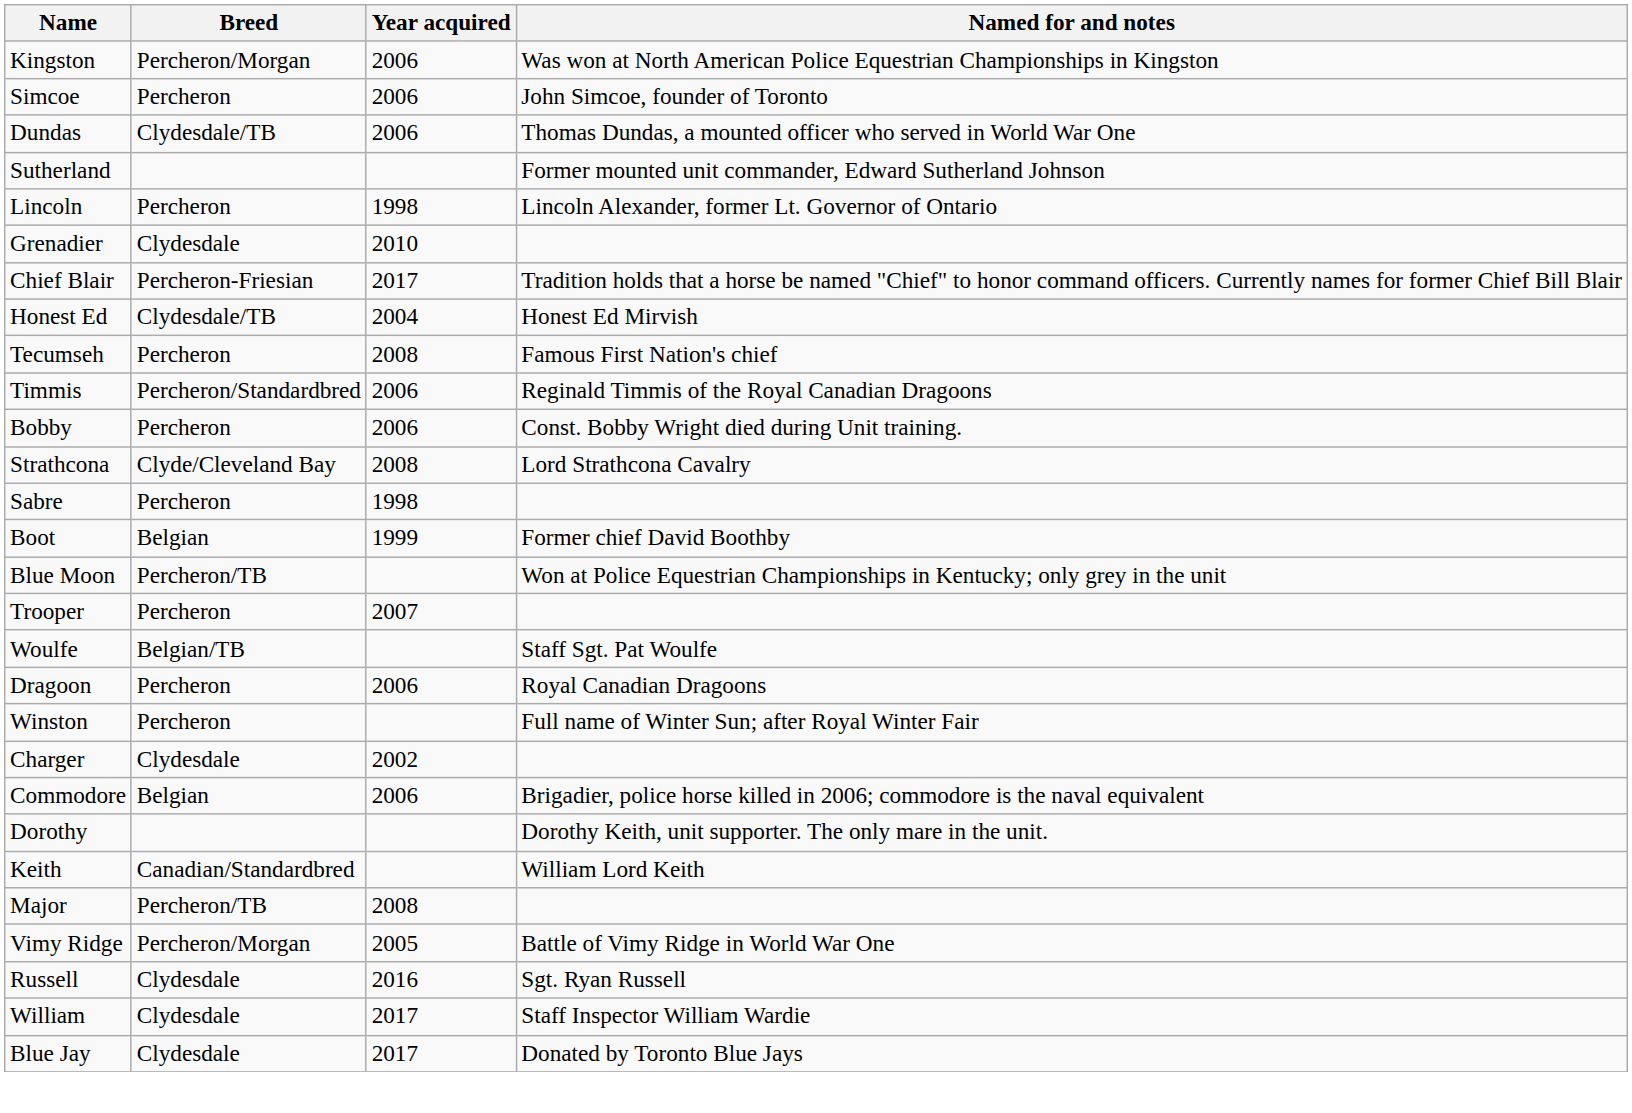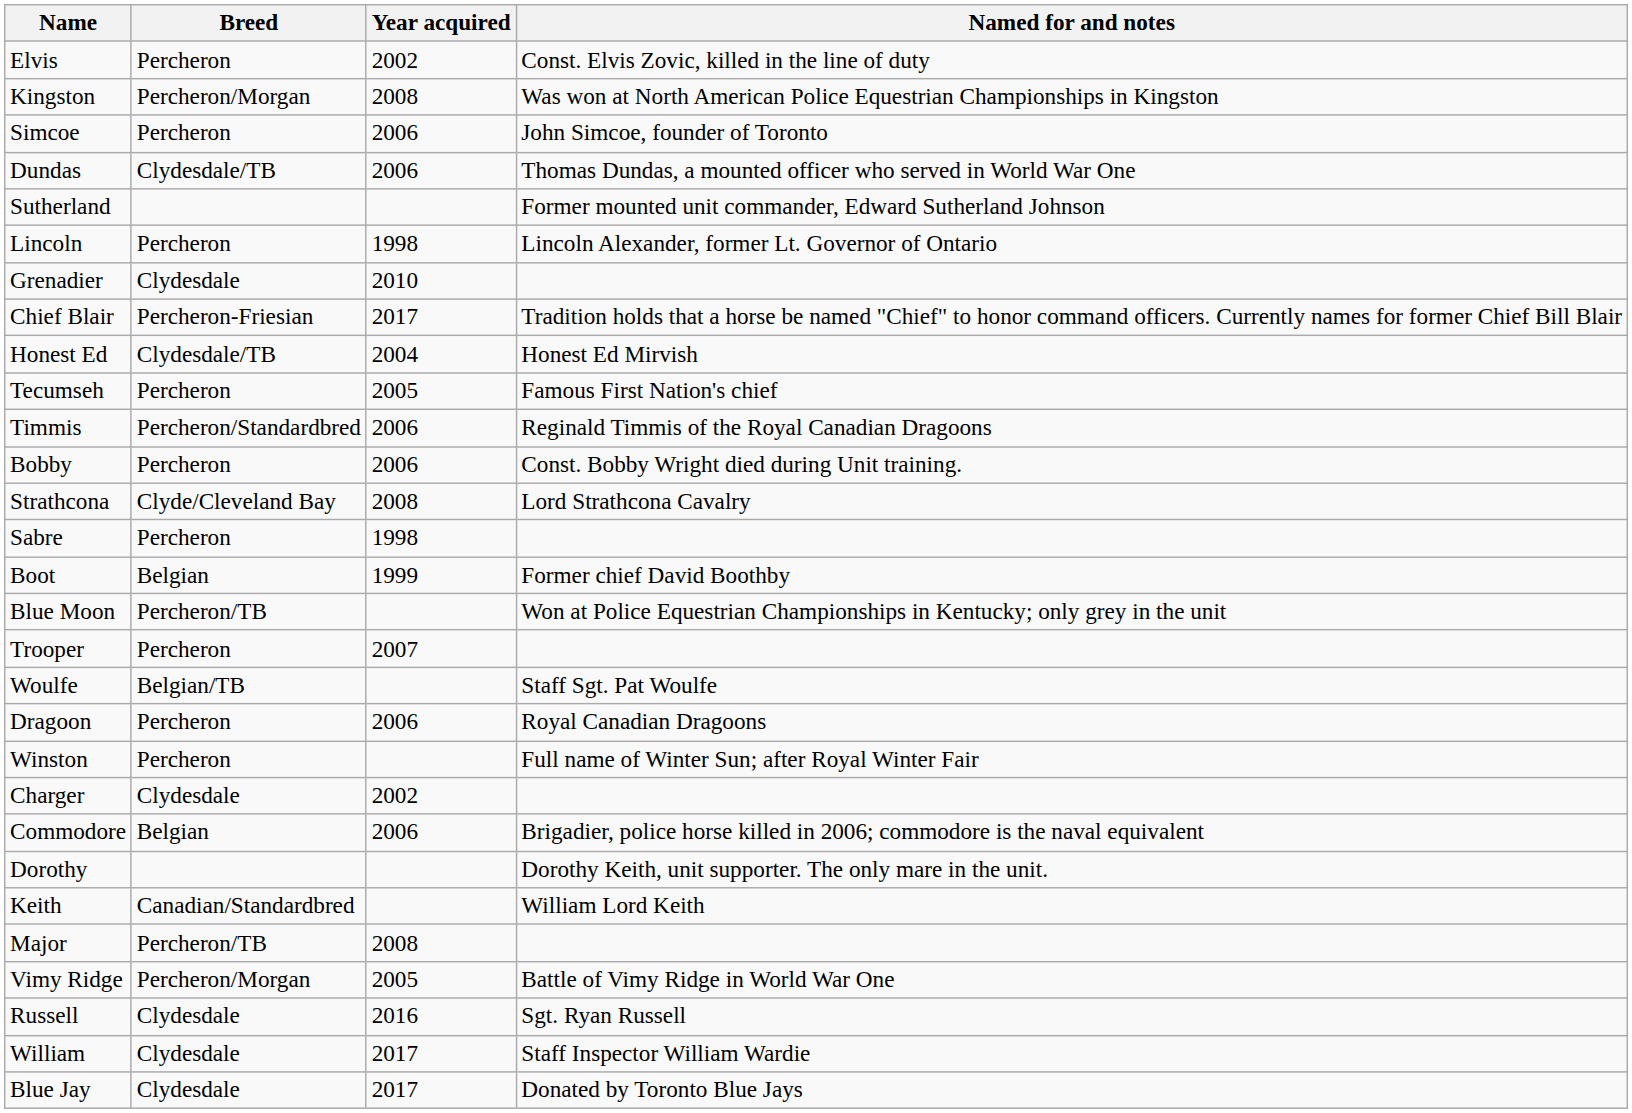+ row: (34, 59)
(395, 59) 2006 -> (395, 96) 2008
(395, 354) 2008 -> (395, 390) 2005
